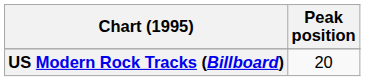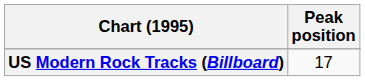(324, 62) 20 -> (324, 62) 17
